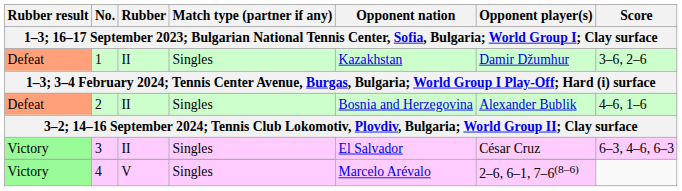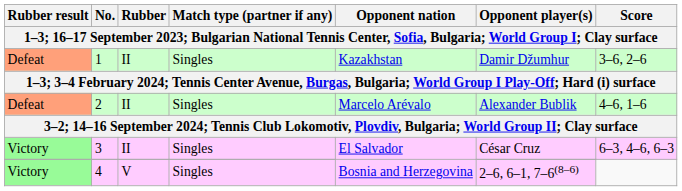(406, 103) Bosnia and Herzegovina -> (385, 103) Marcelo Arévalo
(385, 172) Marcelo Arévalo -> (406, 172) Bosnia and Herzegovina
